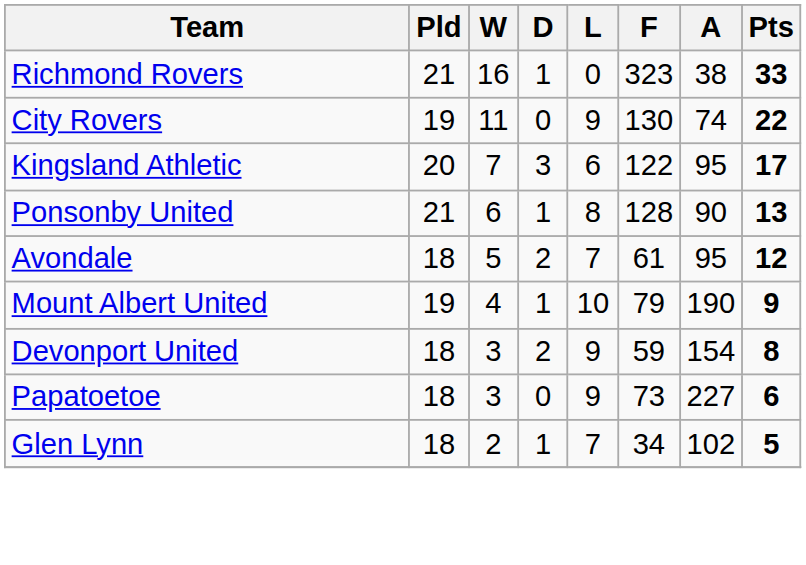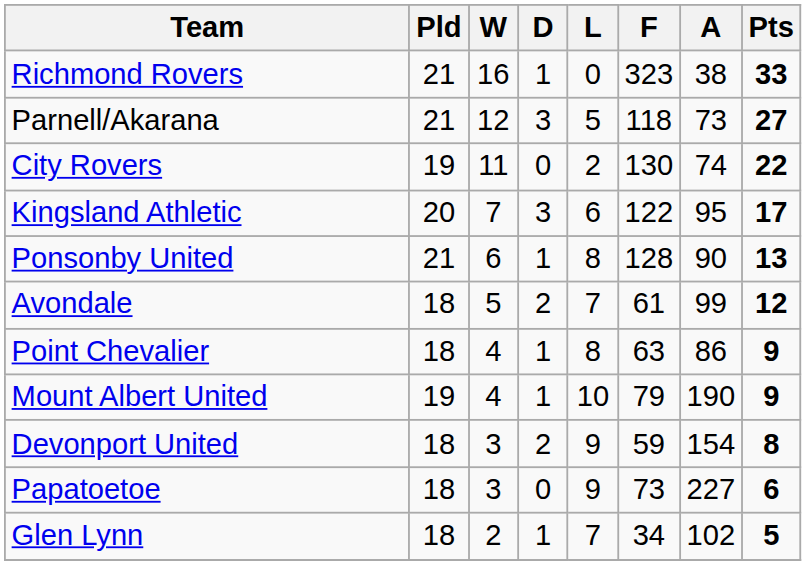+ row: (115, 119)
(593, 119) 9 -> (593, 166) 2
(711, 258) 95 -> (711, 304) 99
+ row: (110, 350)
